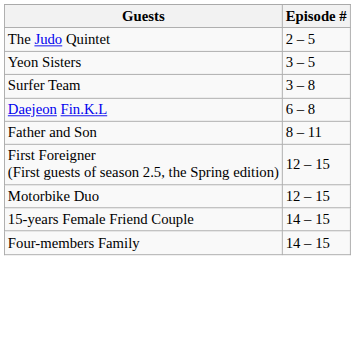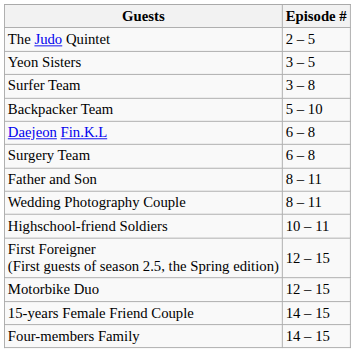+ row: (61, 109)
+ row: (49, 156)
+ row: (97, 202)
+ row: (88, 226)
